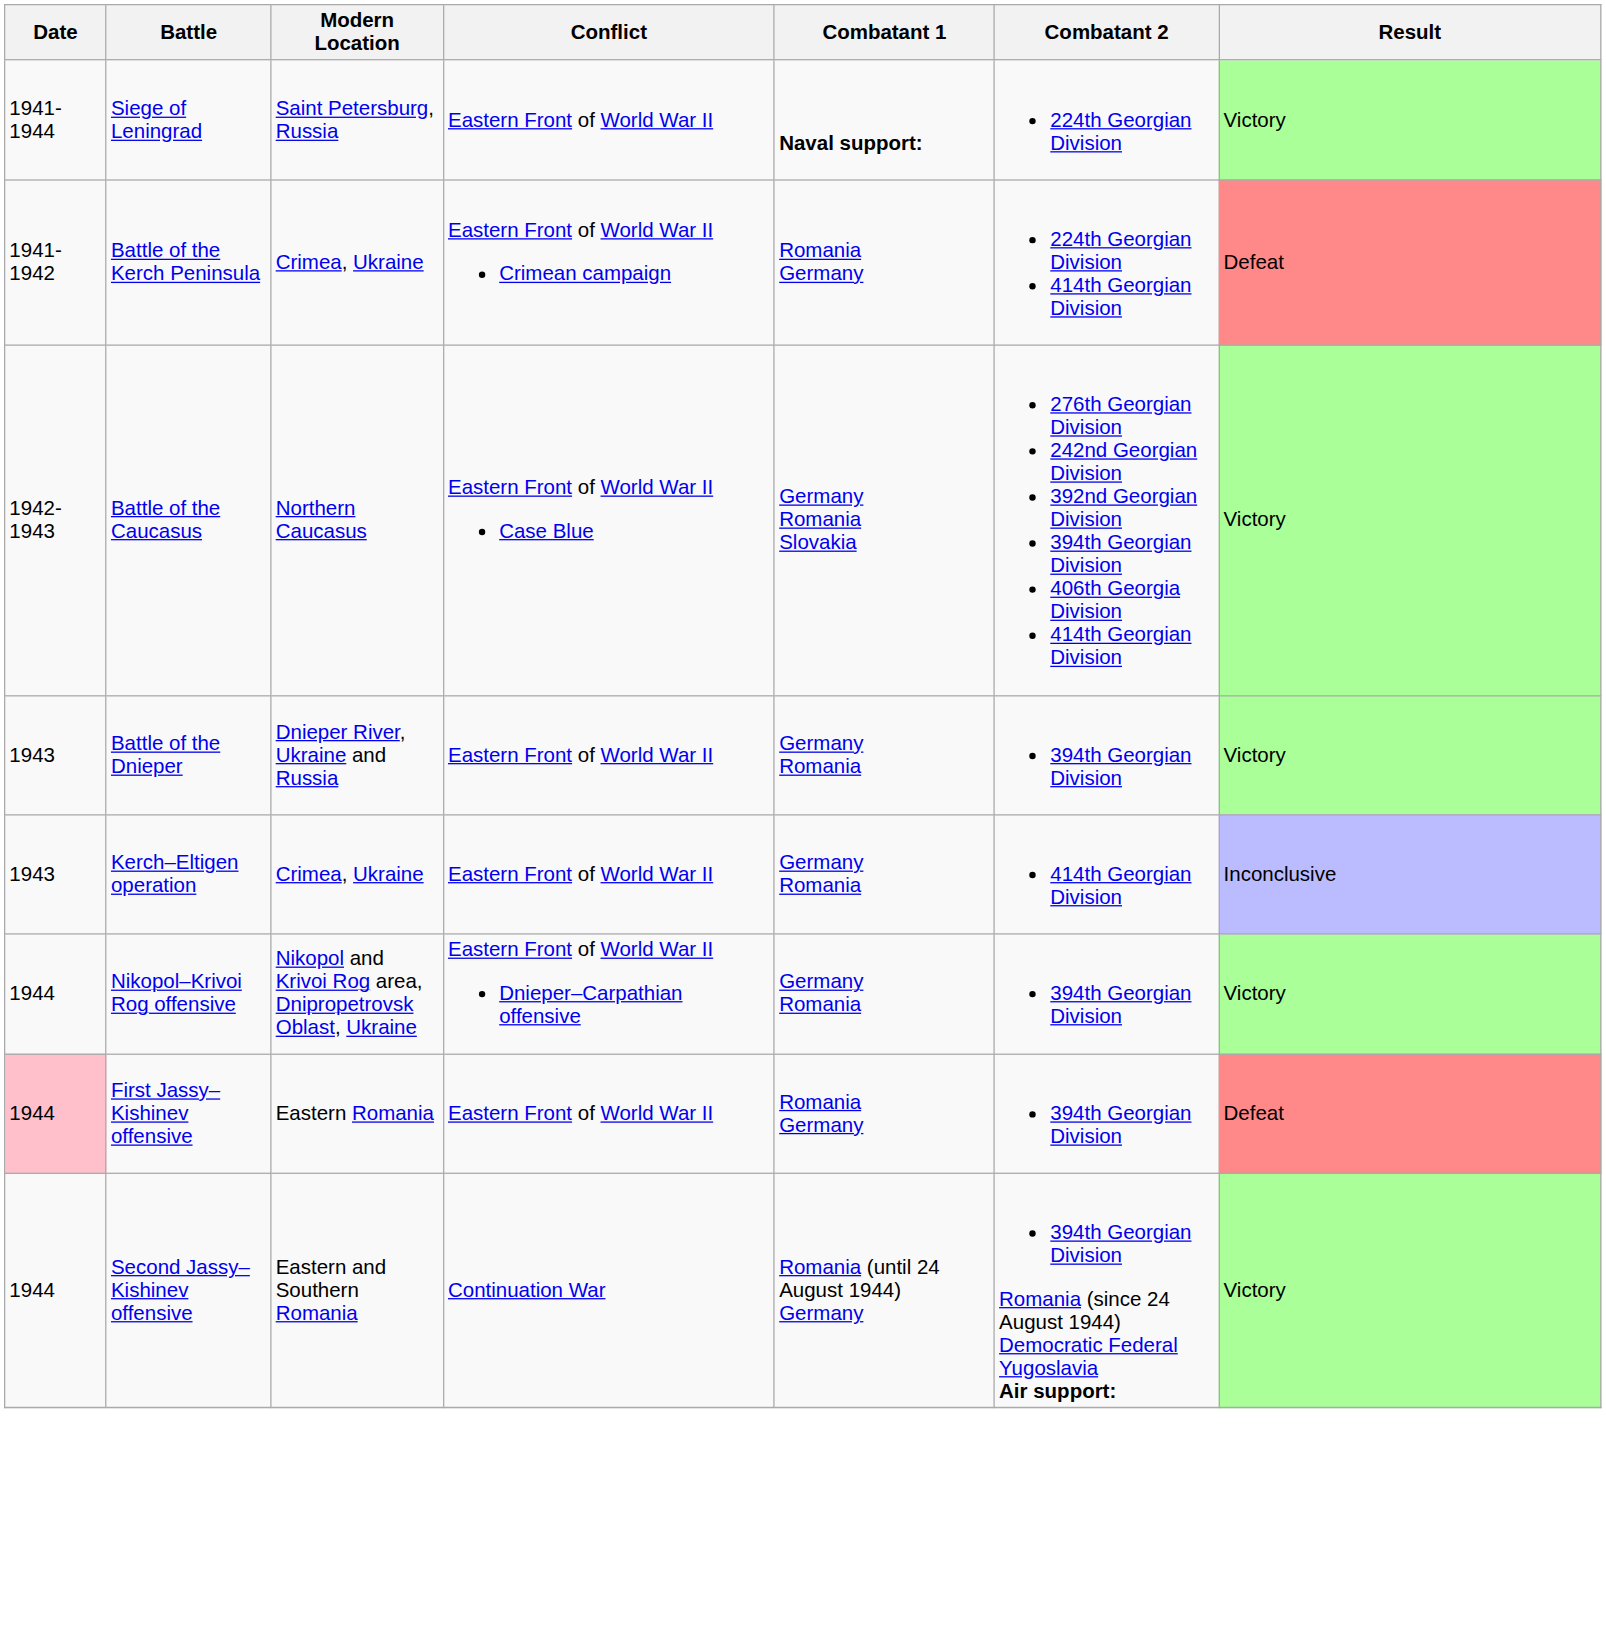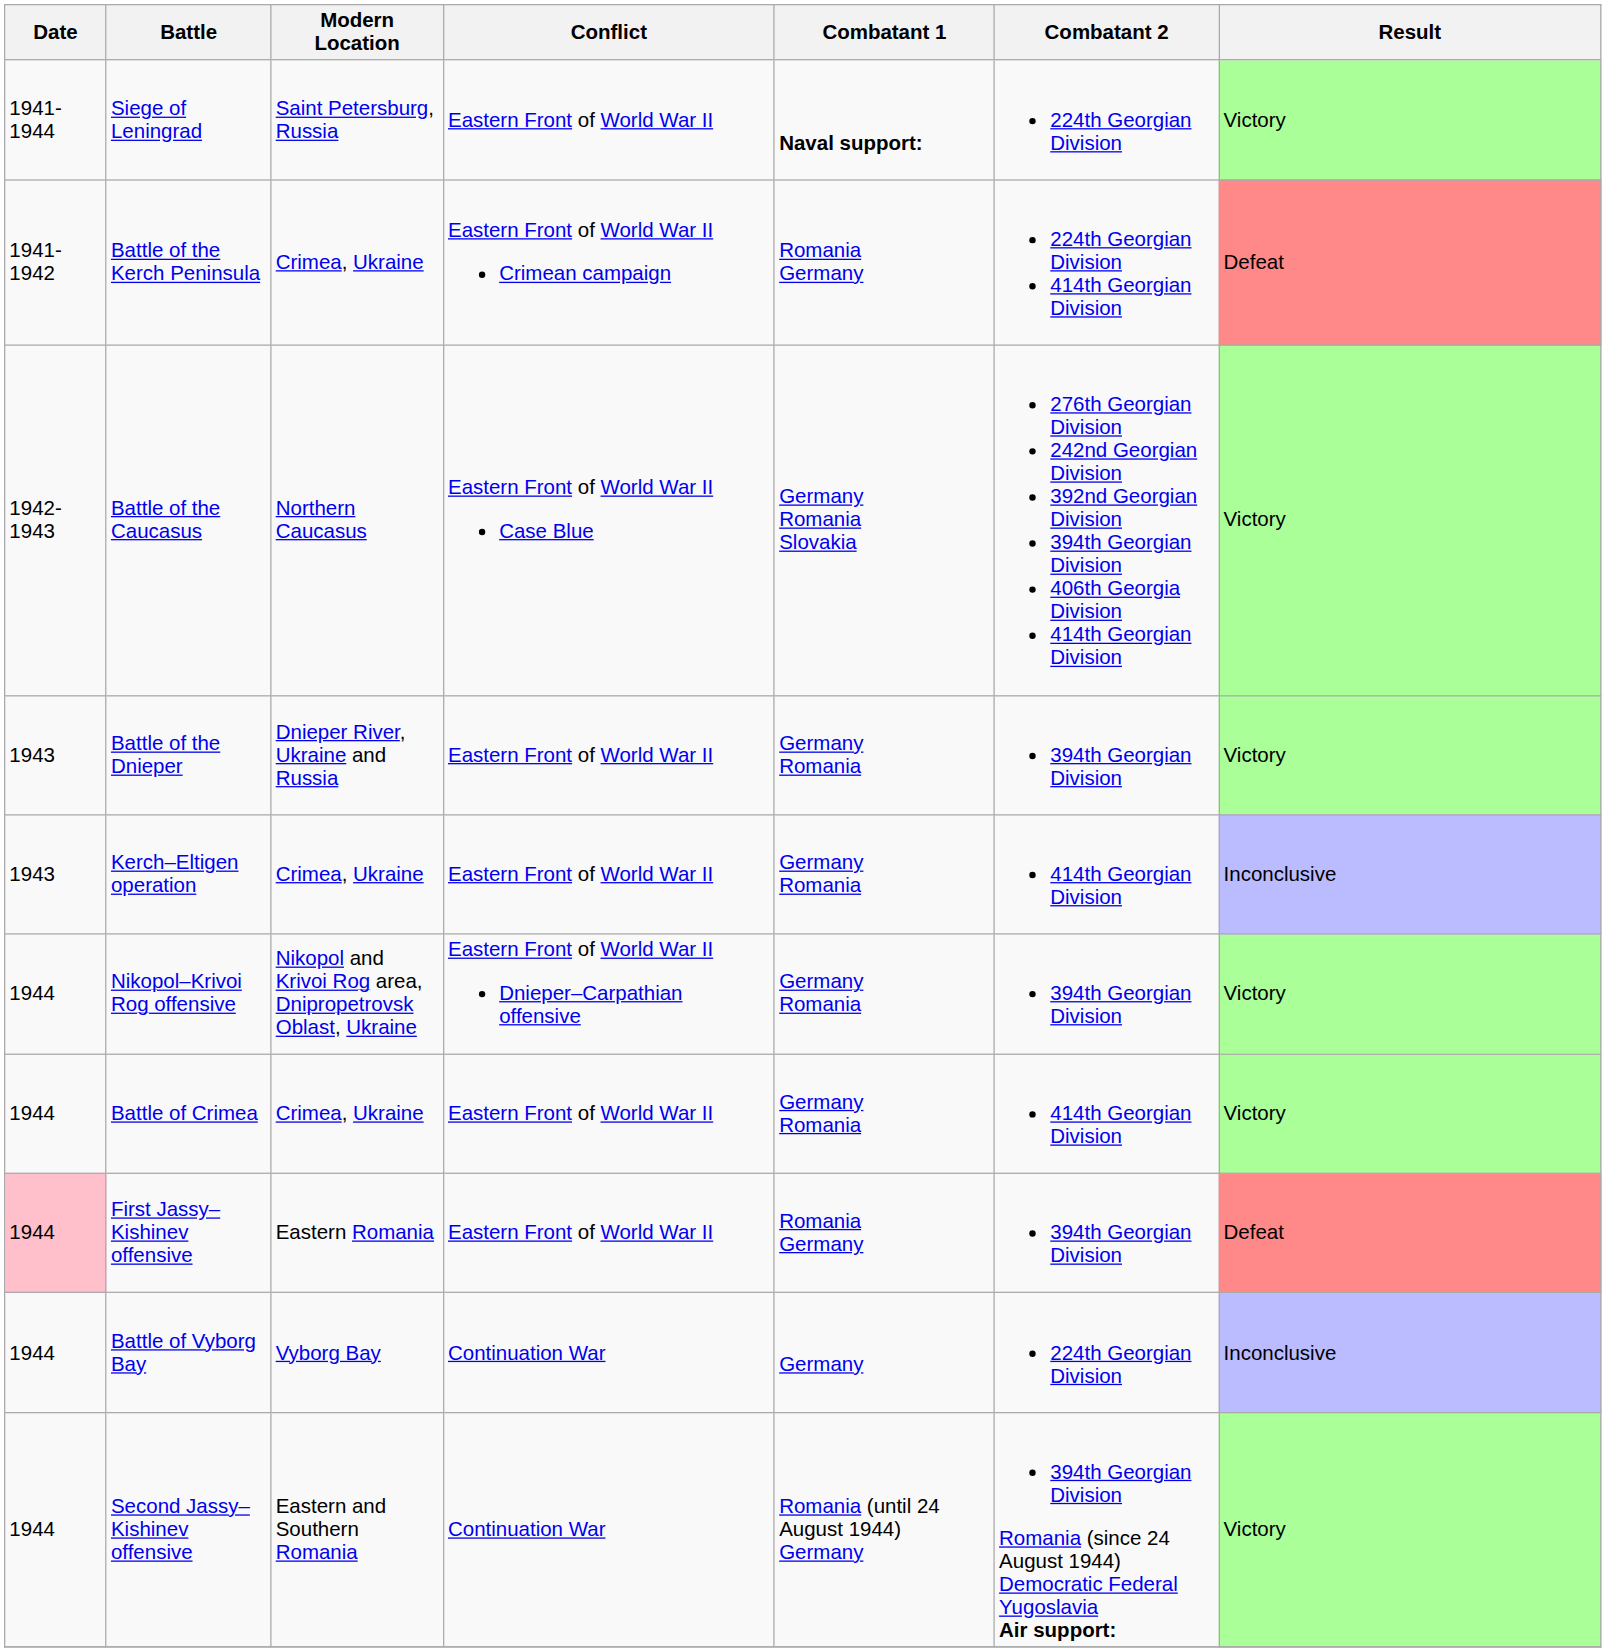+ row: (184, 1113)
+ row: (183, 1352)
